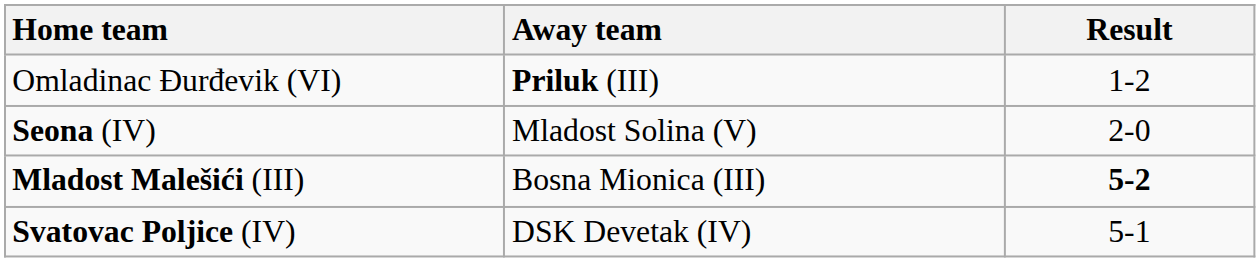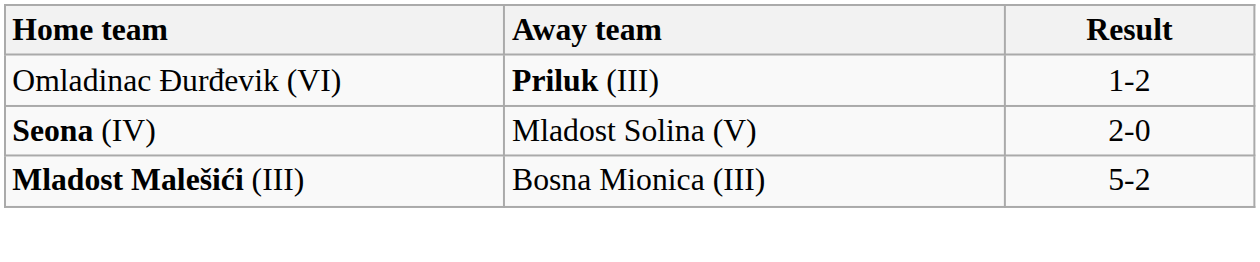(1129, 180) bold -> (1129, 180) normal
- row: (154, 230)
